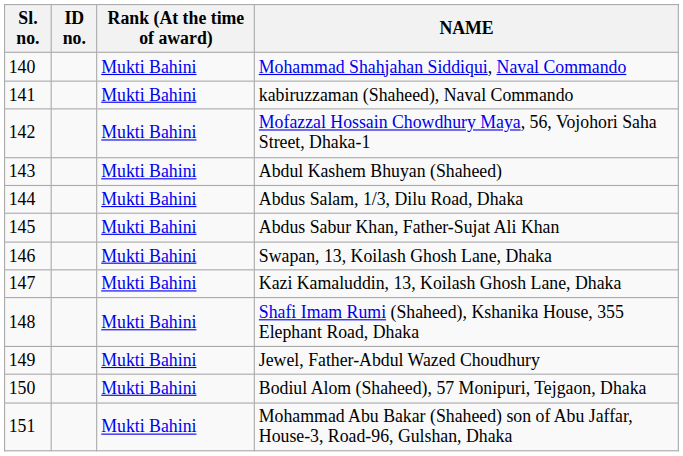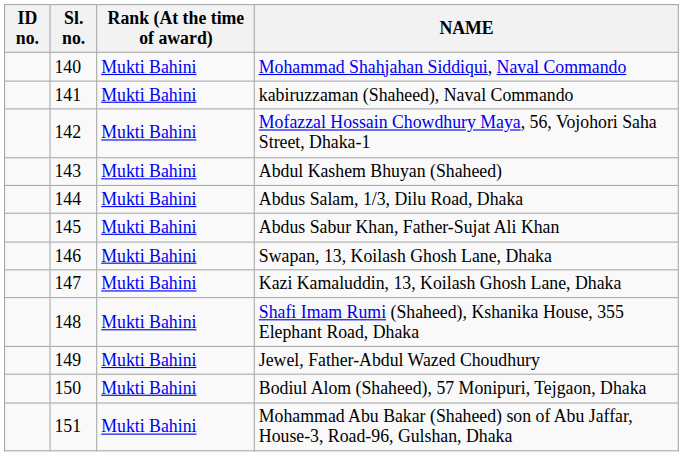columns swapped: (28, 28) <-> (74, 28)
